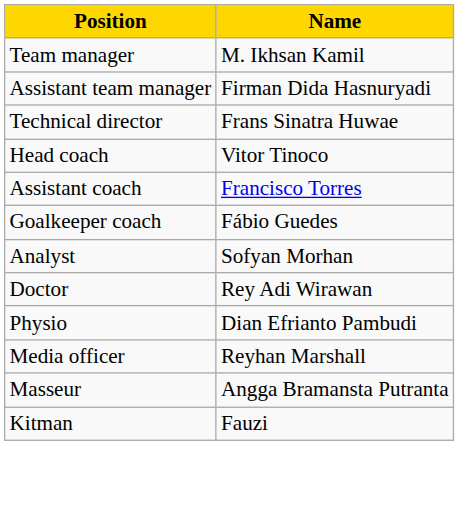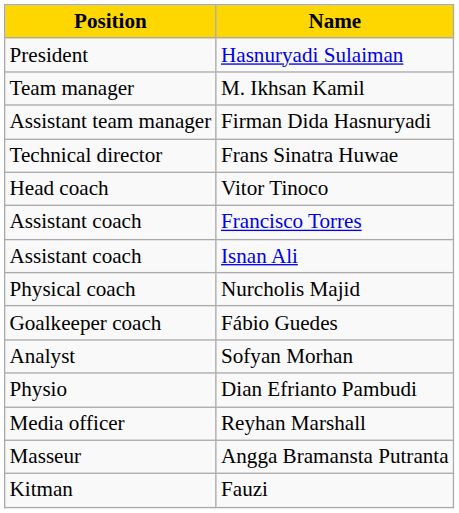+ row: (312, 54)
+ row: (259, 255)
+ row: (291, 289)
- row: (297, 289)
